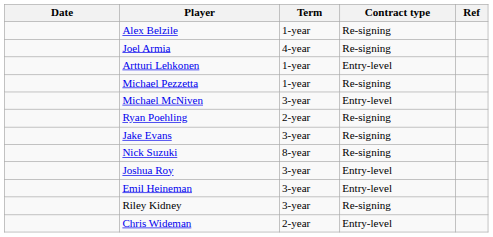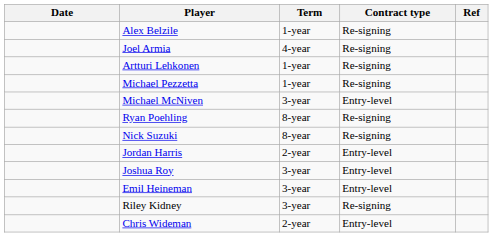(367, 65) Entry-level -> (367, 65) Re-signing
(296, 118) 2-year -> (296, 118) 8-year
- row: (147, 135)
+ row: (152, 153)
